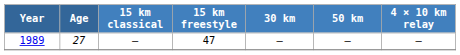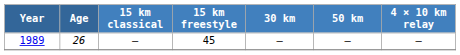(79, 42) 27 -> (79, 42) 26
(209, 42) 47 -> (209, 42) 45
